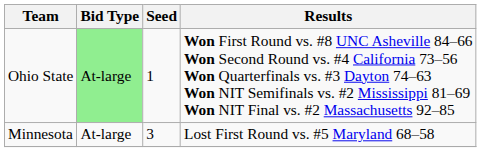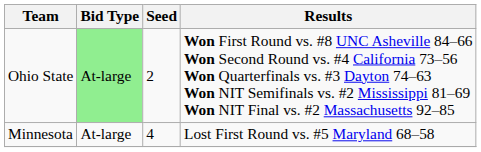(150, 75) 1 -> (150, 75) 2
(150, 134) 3 -> (150, 134) 4
